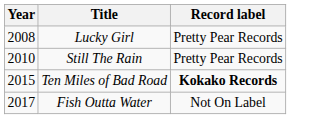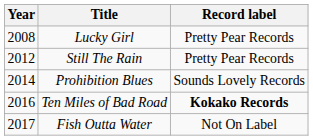(21, 59) 2010 -> (21, 59) 2012
+ row: (104, 80)
(21, 80) 2015 -> (21, 102) 2016
